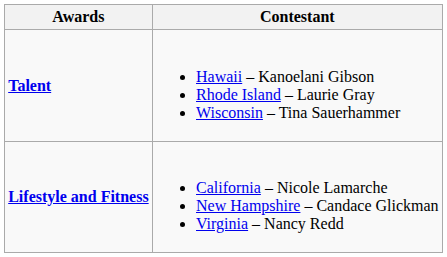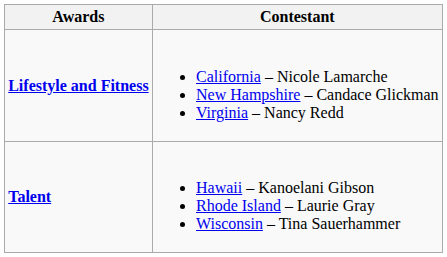rows swapped: (78, 196) <-> (30, 85)
